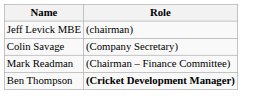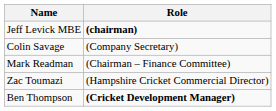(109, 30) normal -> (112, 30) bold
+ row: (35, 81)
